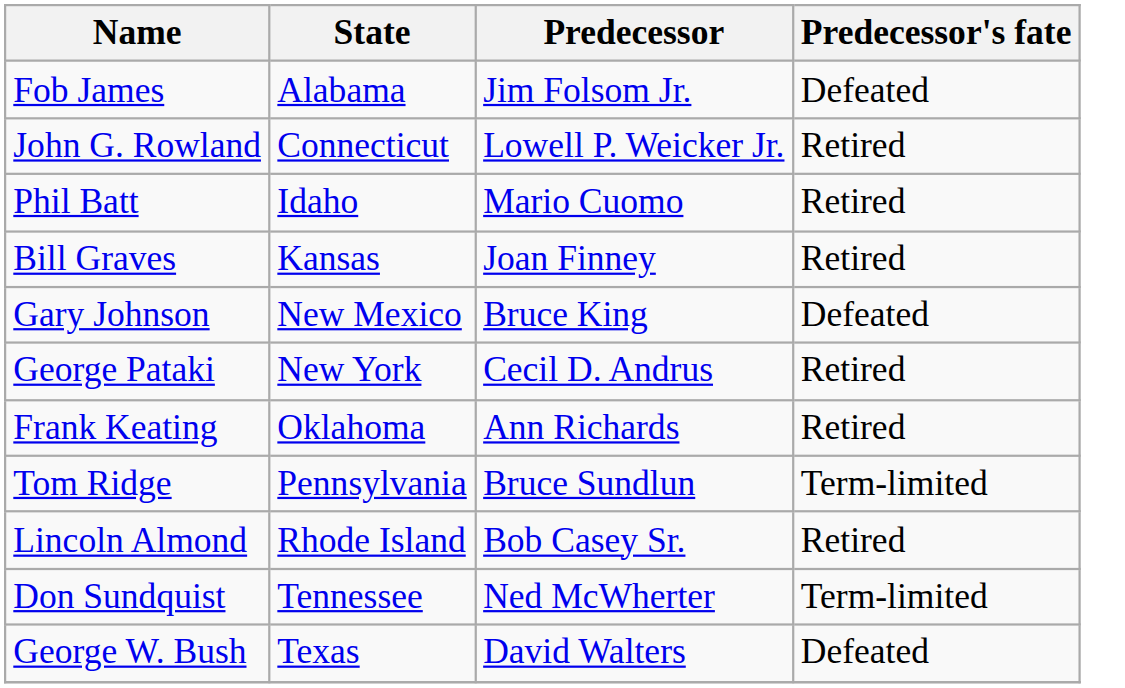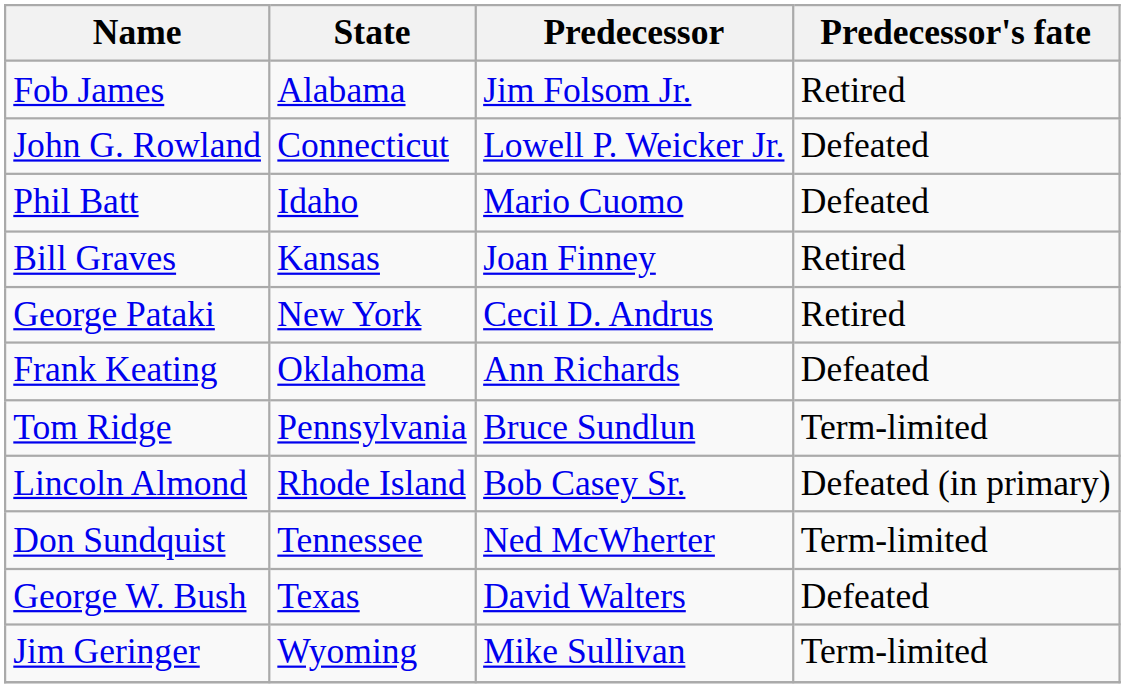(865, 88) Defeated -> (853, 88) Retired
(853, 145) Retired -> (865, 145) Defeated
(853, 201) Retired -> (865, 201) Defeated
- row: (111, 314)
(853, 426) Retired -> (865, 370) Defeated
(853, 539) Retired -> (956, 483) Defeated (in primary)
+ row: (107, 652)
